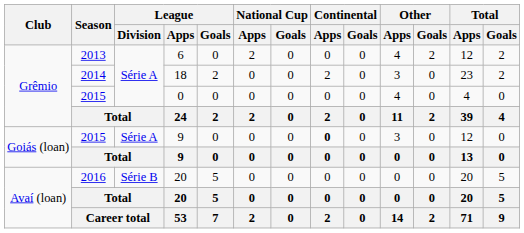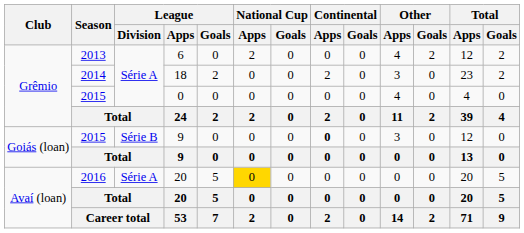(139, 137) Série A -> (139, 137) Série B
(139, 177) Série B -> (139, 177) Série A
(252, 177) no background -> (252, 177) gold background
